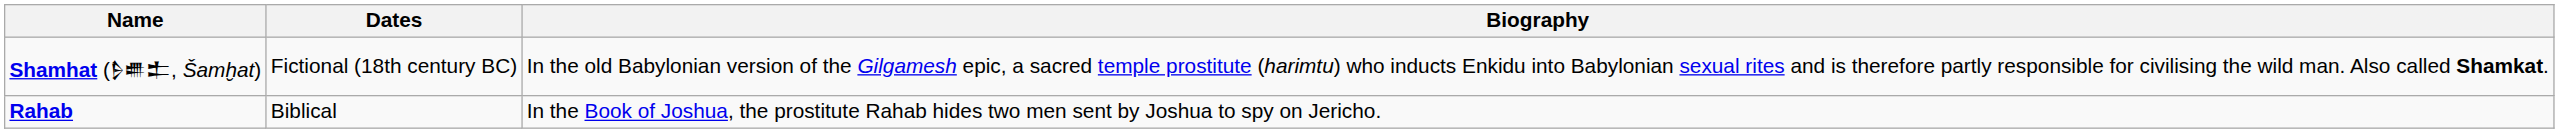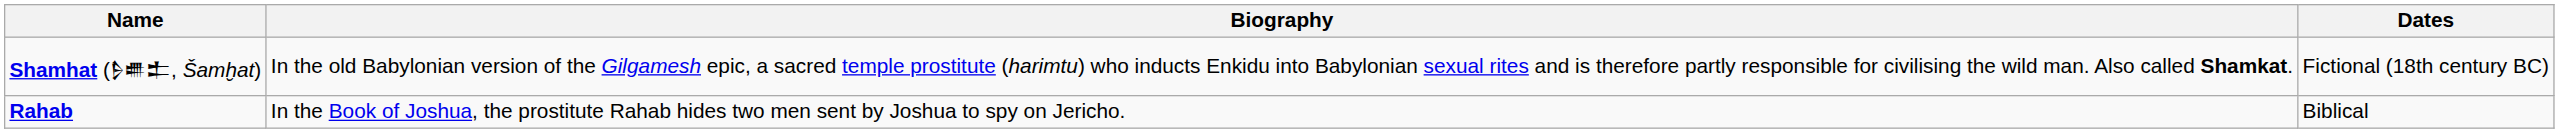columns swapped: (394, 20) <-> (1538, 20)
